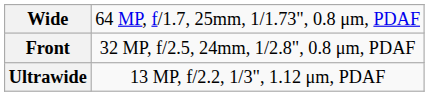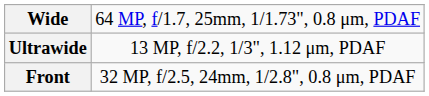rows swapped: (48, 76) <-> (48, 47)
